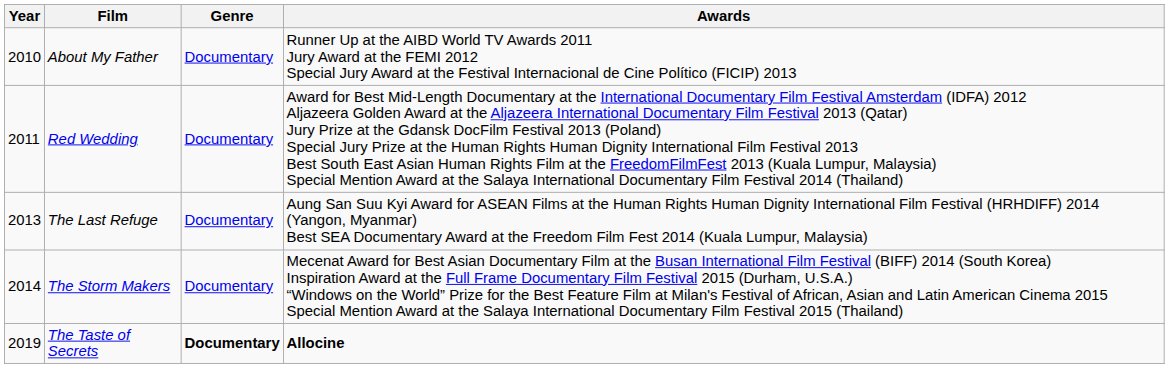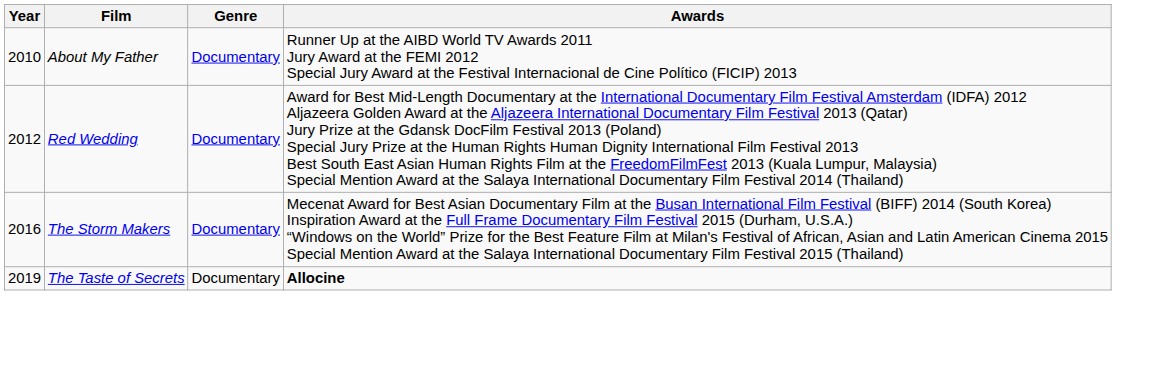(24, 138) 2011 -> (24, 138) 2012
- row: (103, 221)
(24, 286) 2014 -> (24, 229) 2016
(232, 343) bold -> (236, 278) normal
